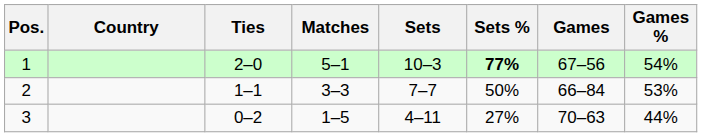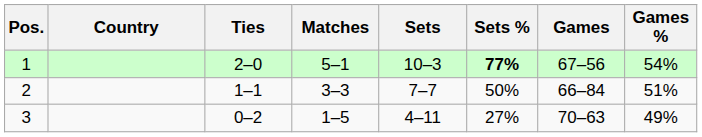(661, 90) 53% -> (661, 90) 51%
(661, 117) 44% -> (661, 117) 49%
